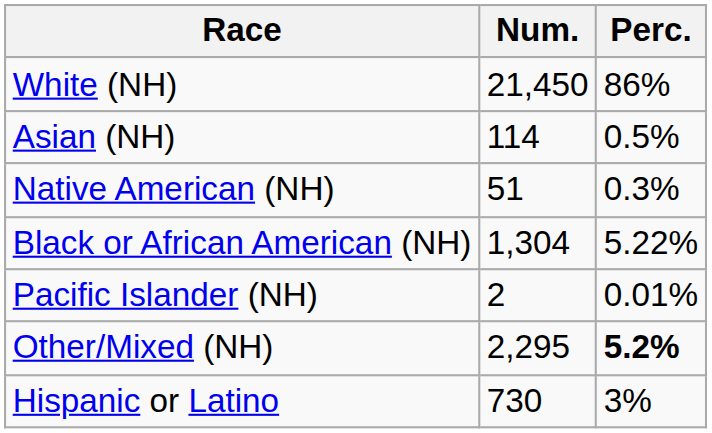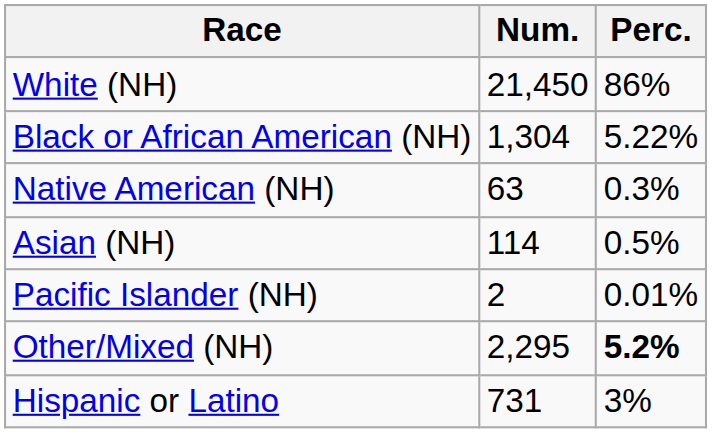rows swapped: (242, 242) <-> (94, 136)
(505, 189) 51 -> (505, 189) 63
(514, 400) 730 -> (514, 400) 731
